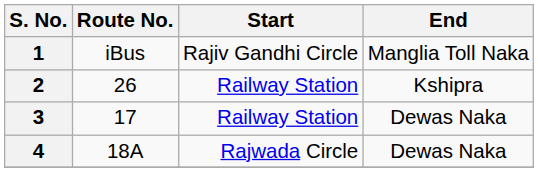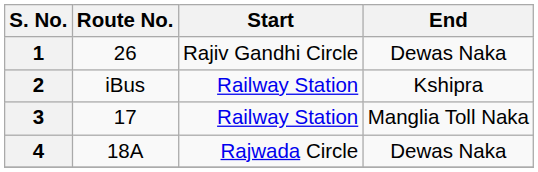(125, 53) iBus -> (125, 53) 26
(448, 53) Manglia Toll Naka -> (448, 53) Dewas Naka
(125, 85) 26 -> (125, 85) iBus
(448, 118) Dewas Naka -> (448, 118) Manglia Toll Naka
